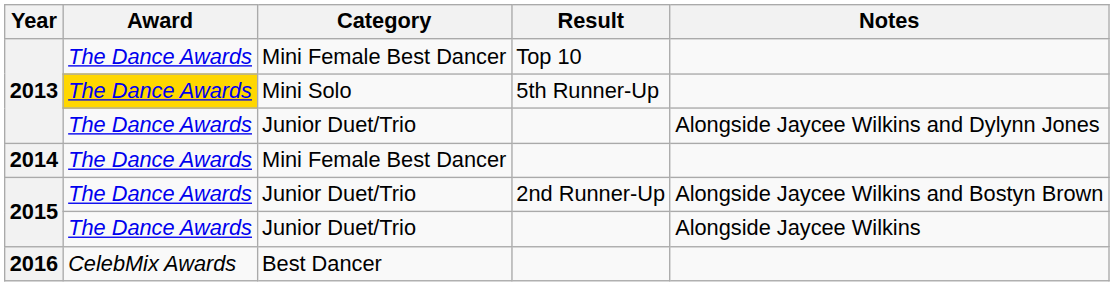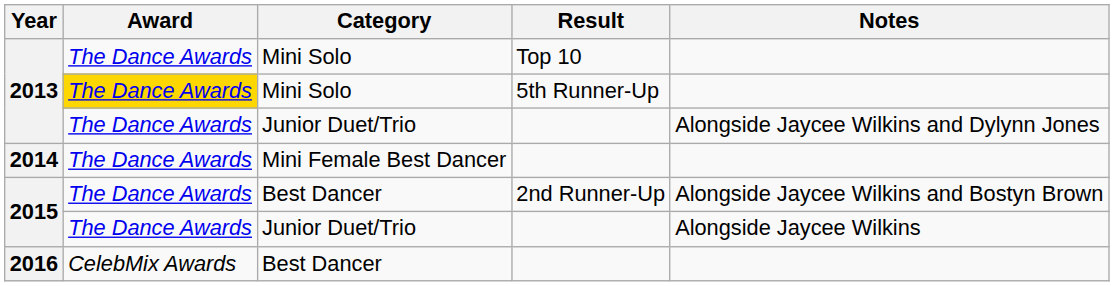(384, 56) Mini Female Best Dancer -> (307, 56) Mini Solo
(339, 194) Junior Duet/Trio -> (322, 194) Best Dancer
